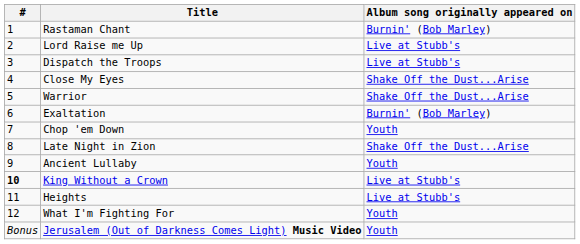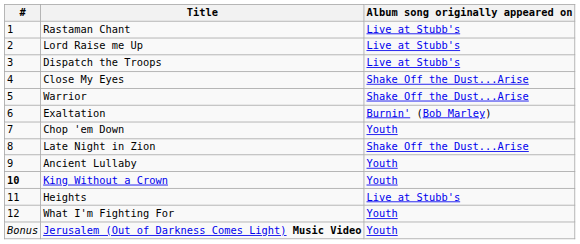(429, 30) Burnin' (Bob Marley) -> (413, 30) Live at Stubb's
(413, 181) Live at Stubb's -> (382, 181) Youth
